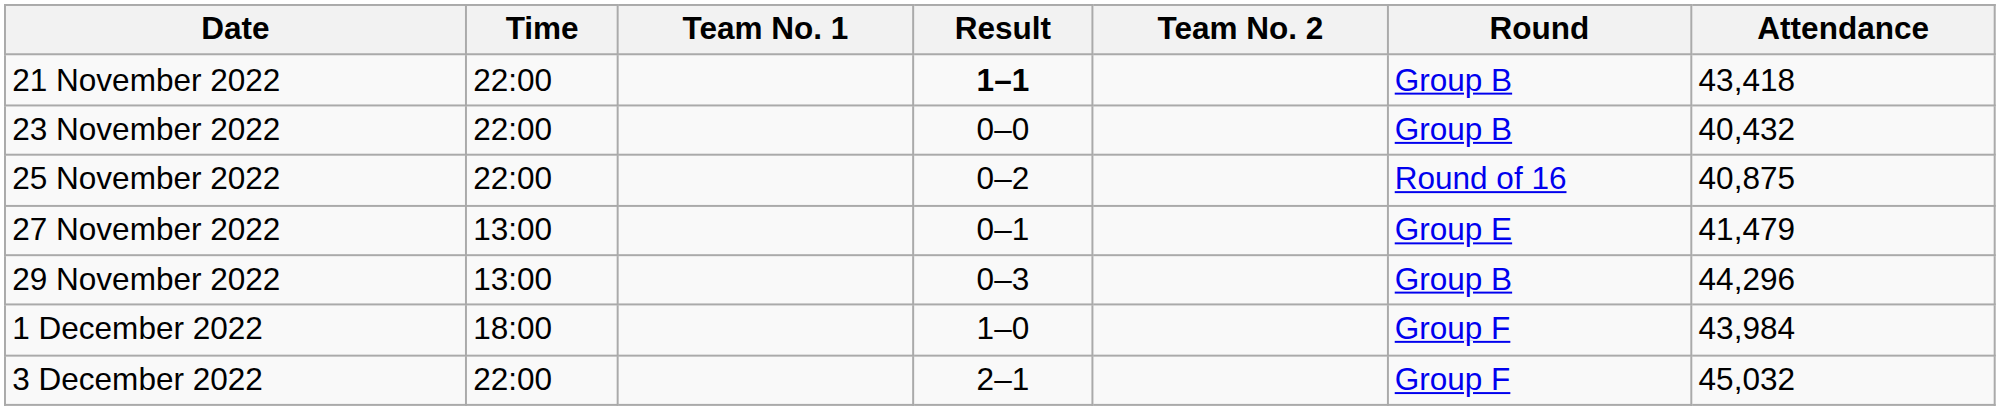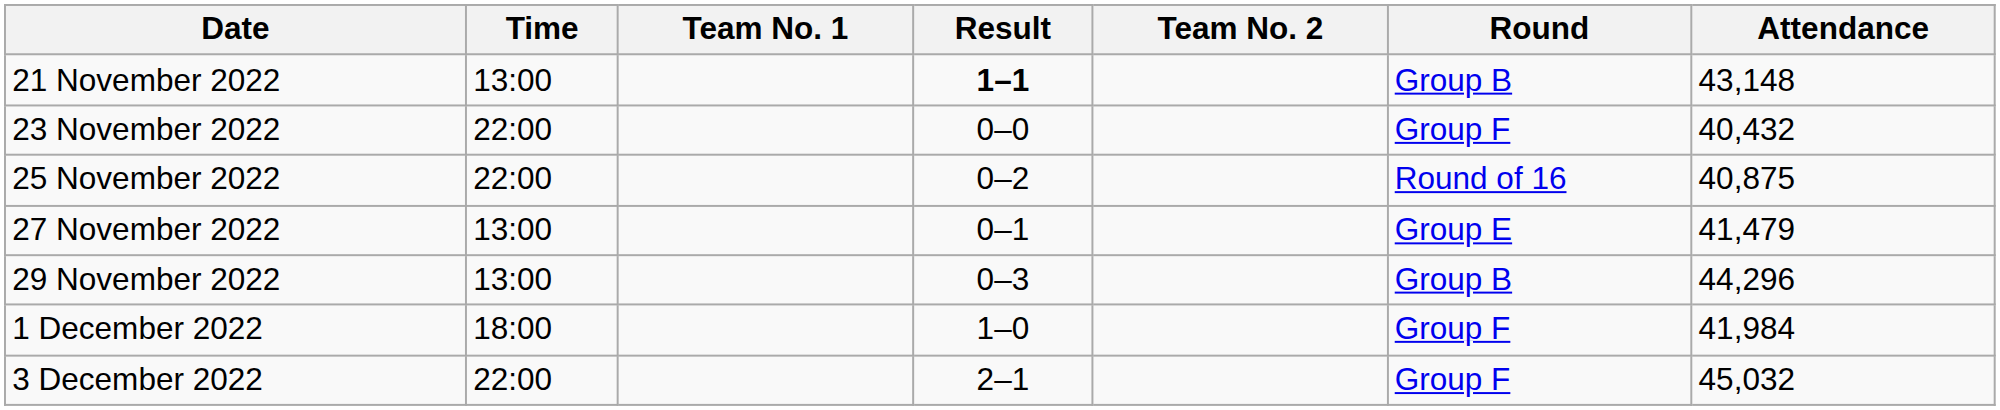(513, 79) 22:00 -> (513, 79) 13:00
(1747, 79) 43,418 -> (1747, 79) 43,148
(1453, 129) Group B -> (1453, 129) Group F
(1747, 329) 43,984 -> (1747, 329) 41,984
